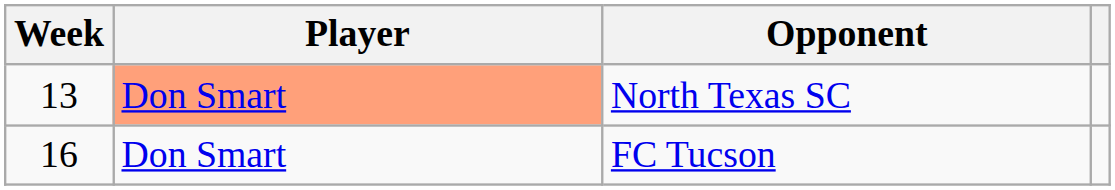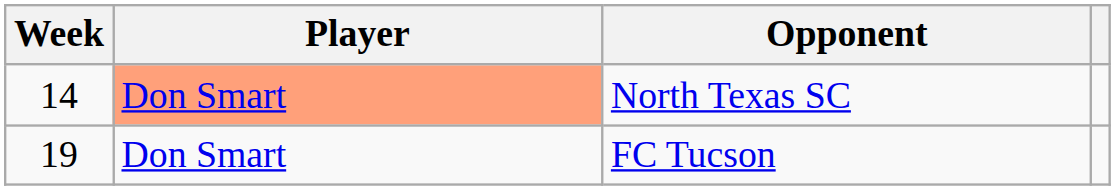(59, 94) 13 -> (59, 94) 14
(59, 154) 16 -> (59, 154) 19
